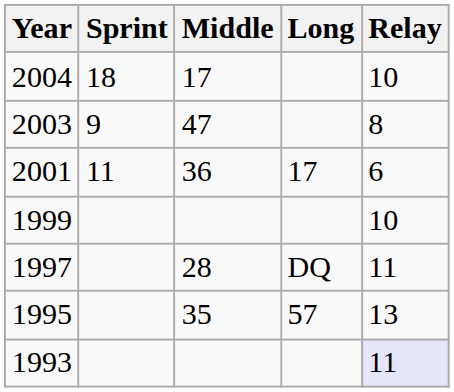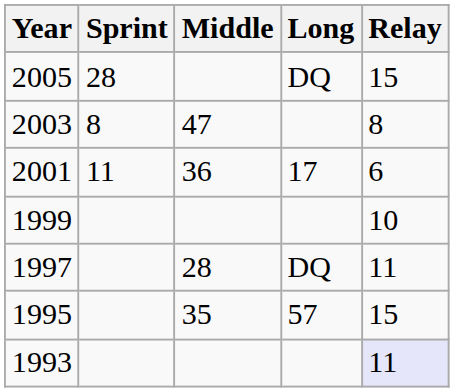+ row: (42, 76)
- row: (42, 76)
(93, 123) 9 -> (93, 123) 8
(383, 314) 13 -> (383, 314) 15
